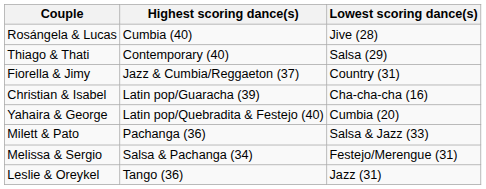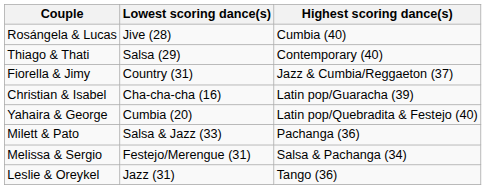columns swapped: (223, 14) <-> (404, 14)
